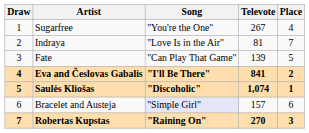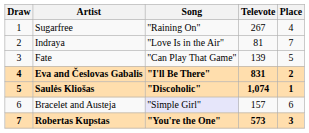(180, 27) "You're the One" -> (174, 27) "Raining On"
(258, 74) 841 -> (258, 74) 831
(177, 120) "Raining On" -> (184, 120) "You're the One"
(258, 120) 270 -> (258, 120) 573
